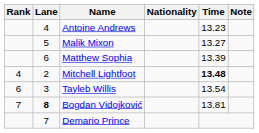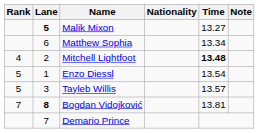- row: (99, 27)
(46, 43) normal -> (46, 27) bold
(213, 58) 13.39 -> (213, 43) 13.34
+ row: (88, 74)
(18, 89) 6 -> (18, 89) 5
(213, 89) 13.54 -> (213, 89) 13.57
